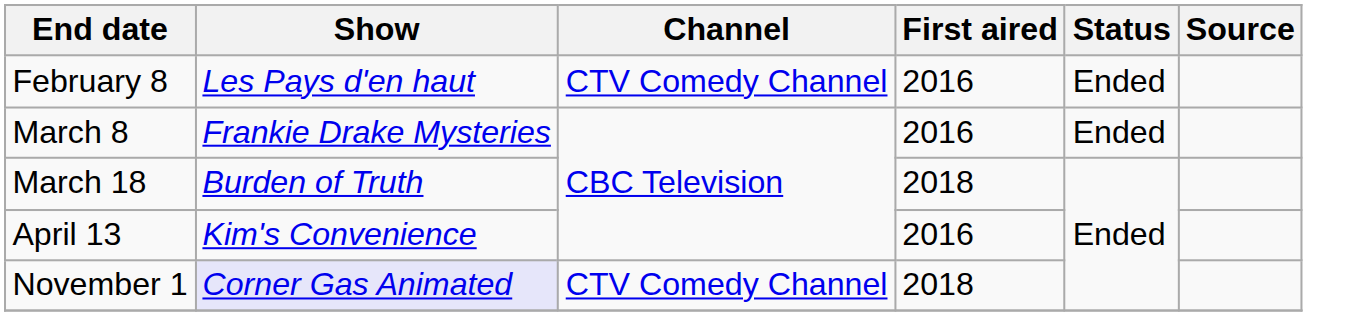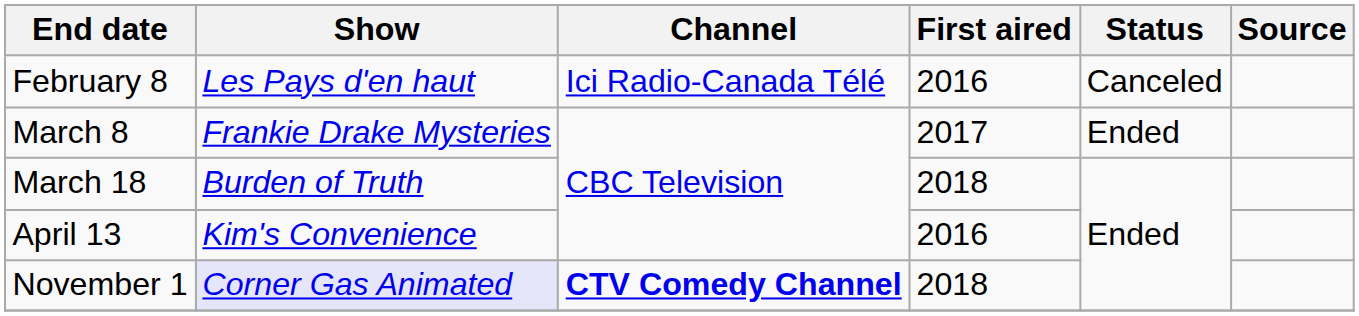(727, 81) CTV Comedy Channel -> (725, 81) Ici Radio-Canada Télé
(1119, 81) Ended -> (1155, 81) Canceled
(938, 132) 2016 -> (952, 132) 2017
(727, 285) normal -> (734, 285) bold
